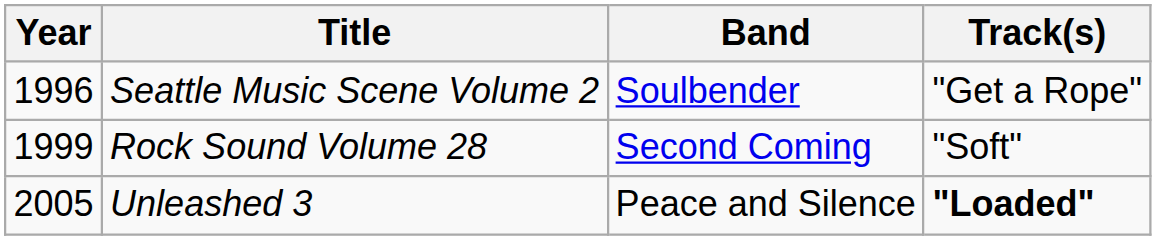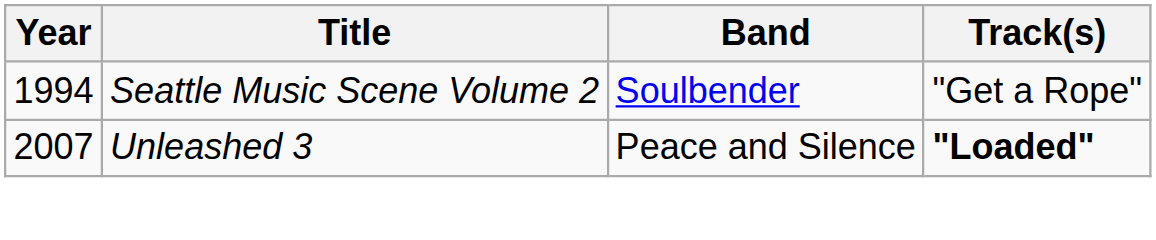(53, 90) 1996 -> (53, 90) 1994
- row: (299, 147)
(53, 204) 2005 -> (53, 147) 2007
